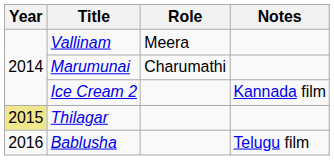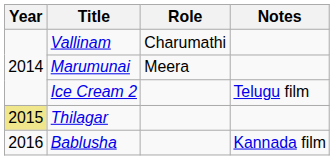(167, 42) Meera -> (185, 42) Charumathi
(185, 67) Charumathi -> (167, 67) Meera
(280, 92) Kannada film -> (271, 92) Telugu film
(271, 142) Telugu film -> (280, 142) Kannada film
